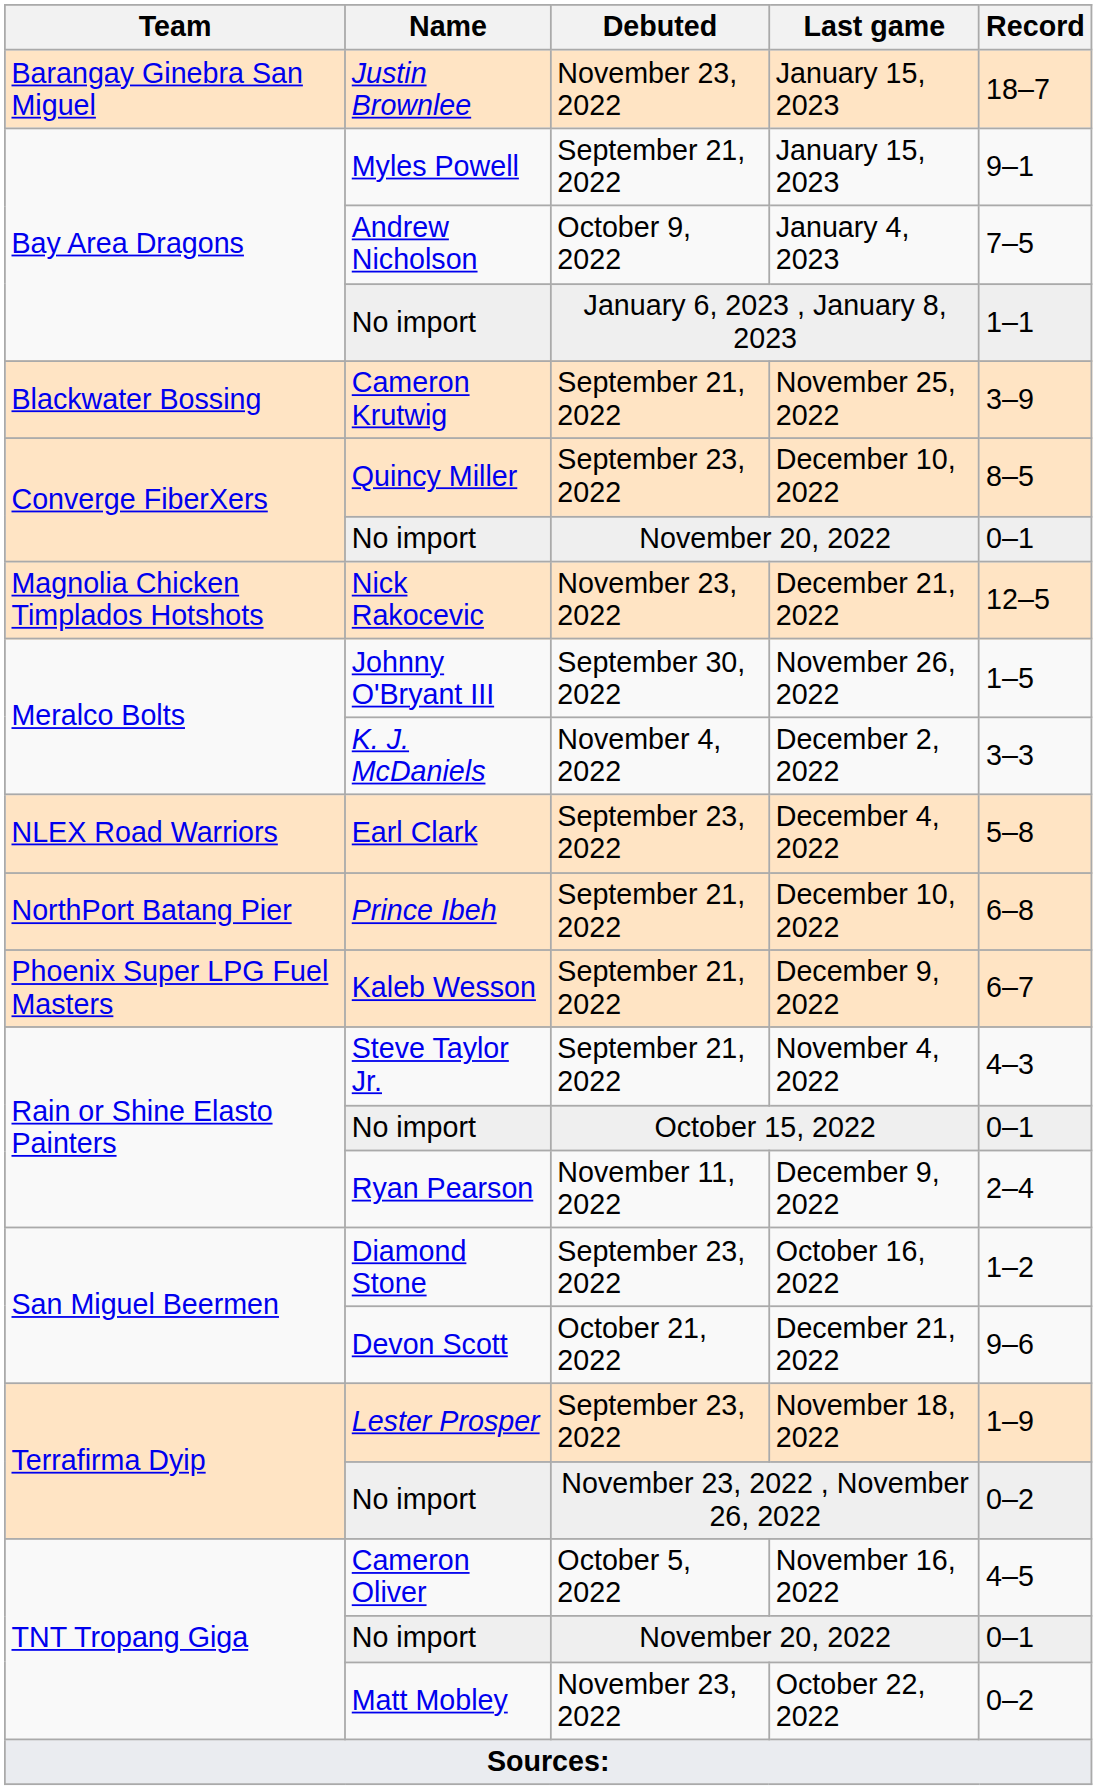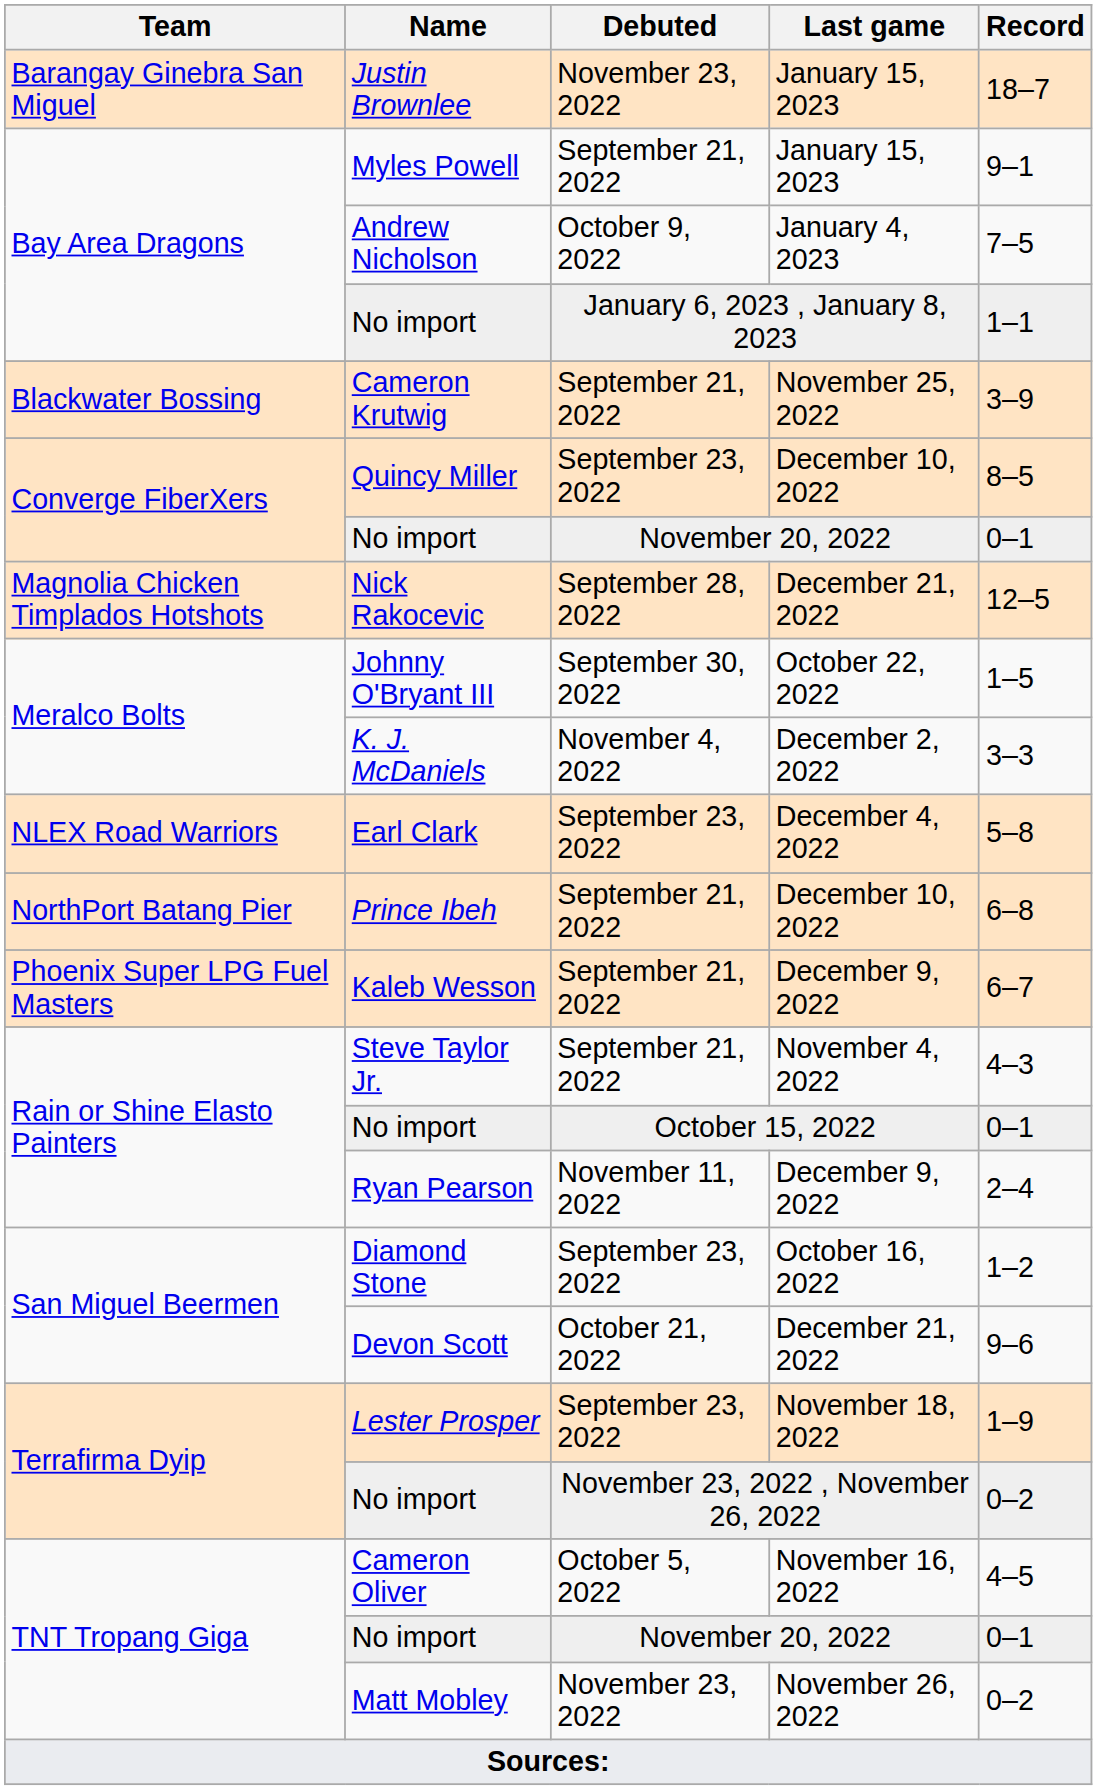(647, 600) November 23, 2022 -> (651, 600) September 28, 2022
(866, 677) November 26, 2022 -> (851, 677) October 22, 2022
(851, 1700) October 22, 2022 -> (866, 1700) November 26, 2022
